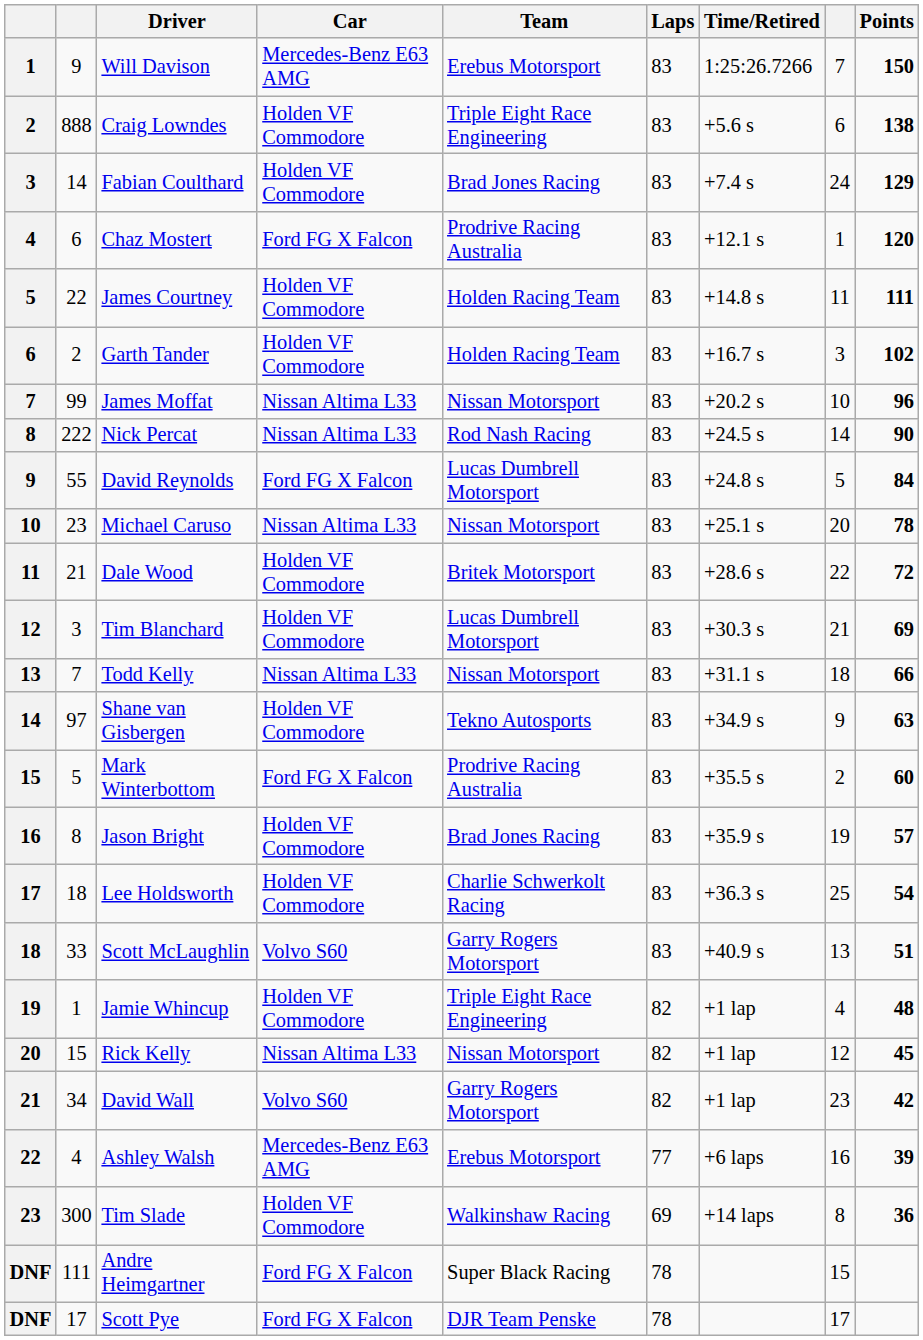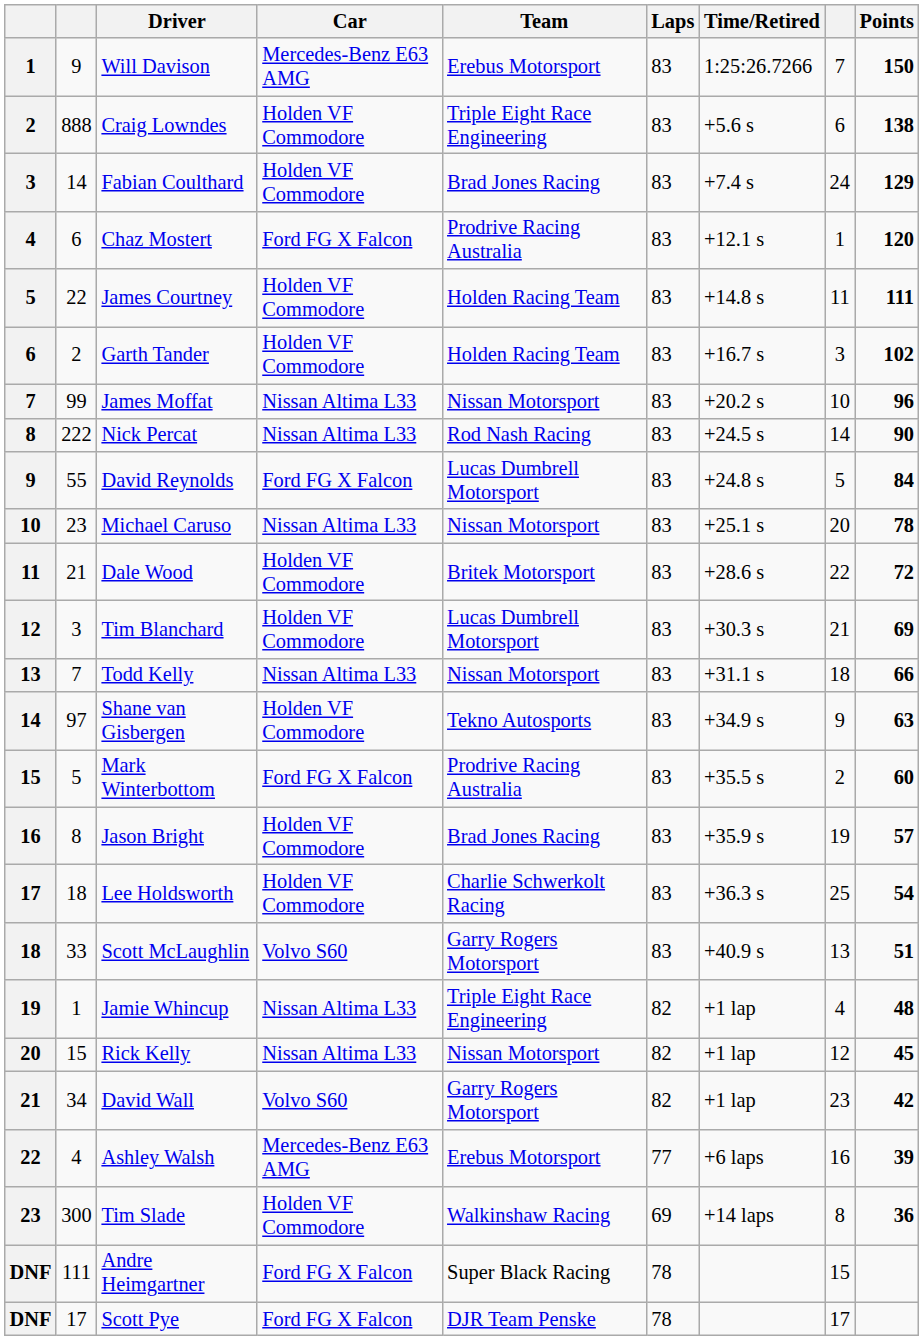(313, 1008) Holden VF Commodore -> (339, 1008) Nissan Altima L33
